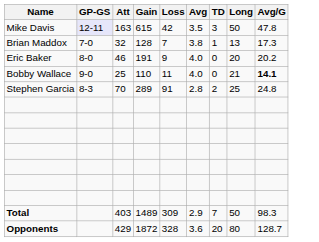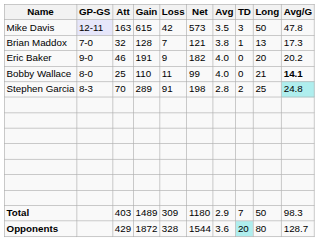+ column: (200, 12)
(86, 58) 8-0 -> (86, 58) 9-0
(86, 74) 9-0 -> (86, 74) 8-0
(267, 89) no background -> (293, 89) paleturquoise background
(217, 228) no background -> (243, 228) paleturquoise background
